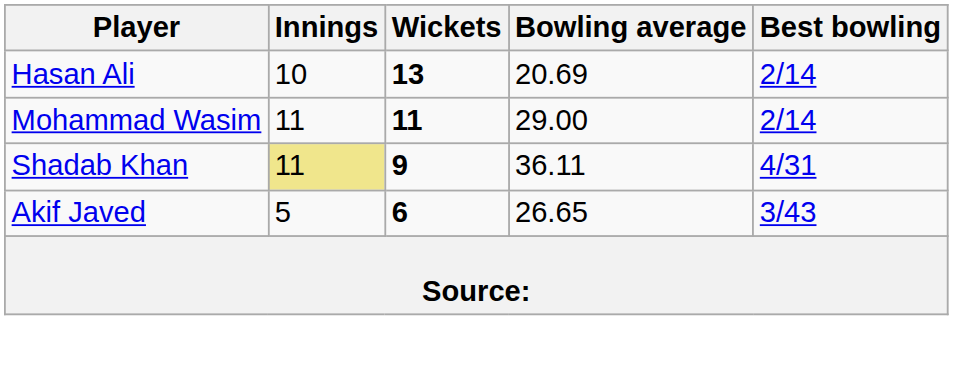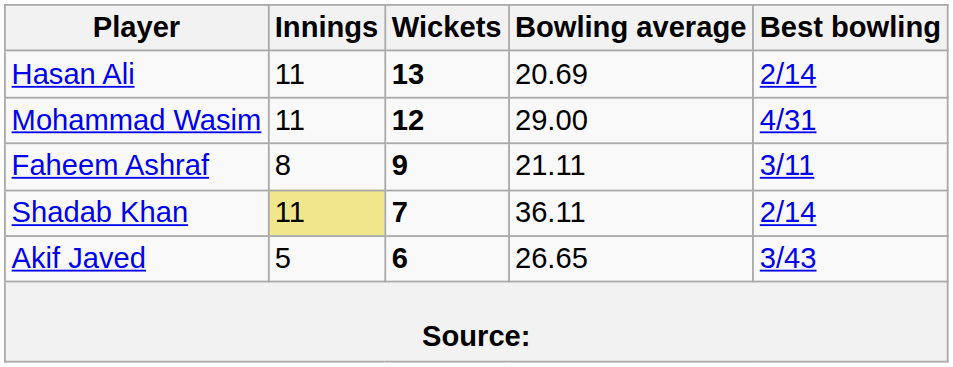(291, 73) 10 -> (290, 73) 11
(407, 119) 11 -> (408, 119) 12
(788, 119) 2/14 -> (788, 119) 4/31
+ row: (110, 166)
(400, 166) 9 -> (400, 212) 7
(788, 166) 4/31 -> (788, 212) 2/14
